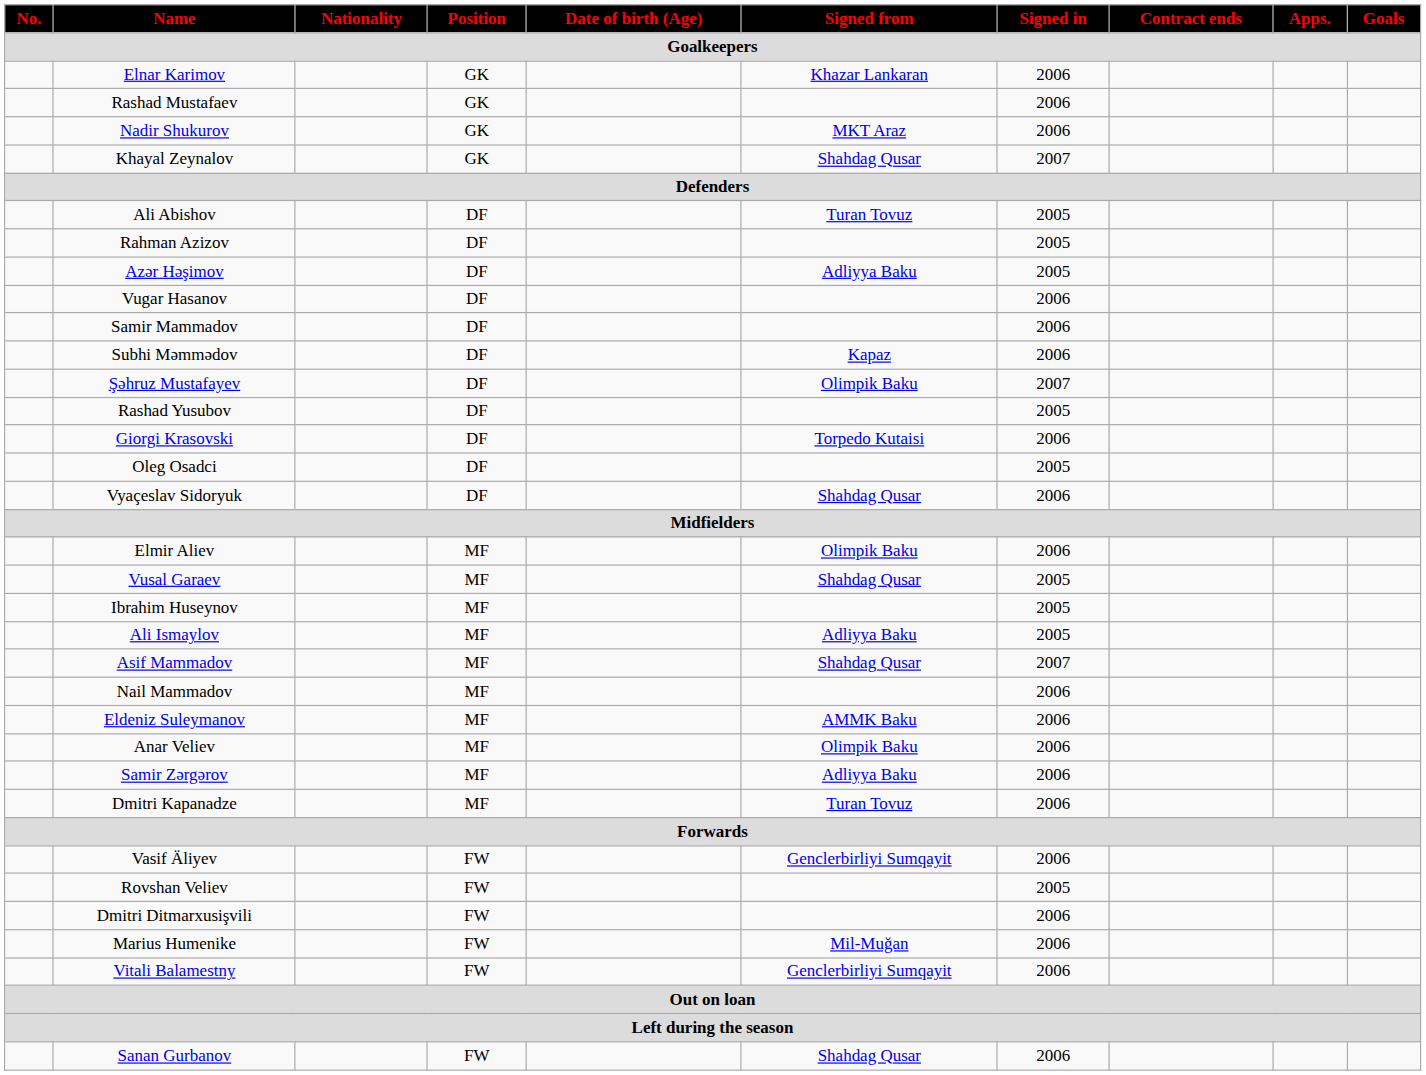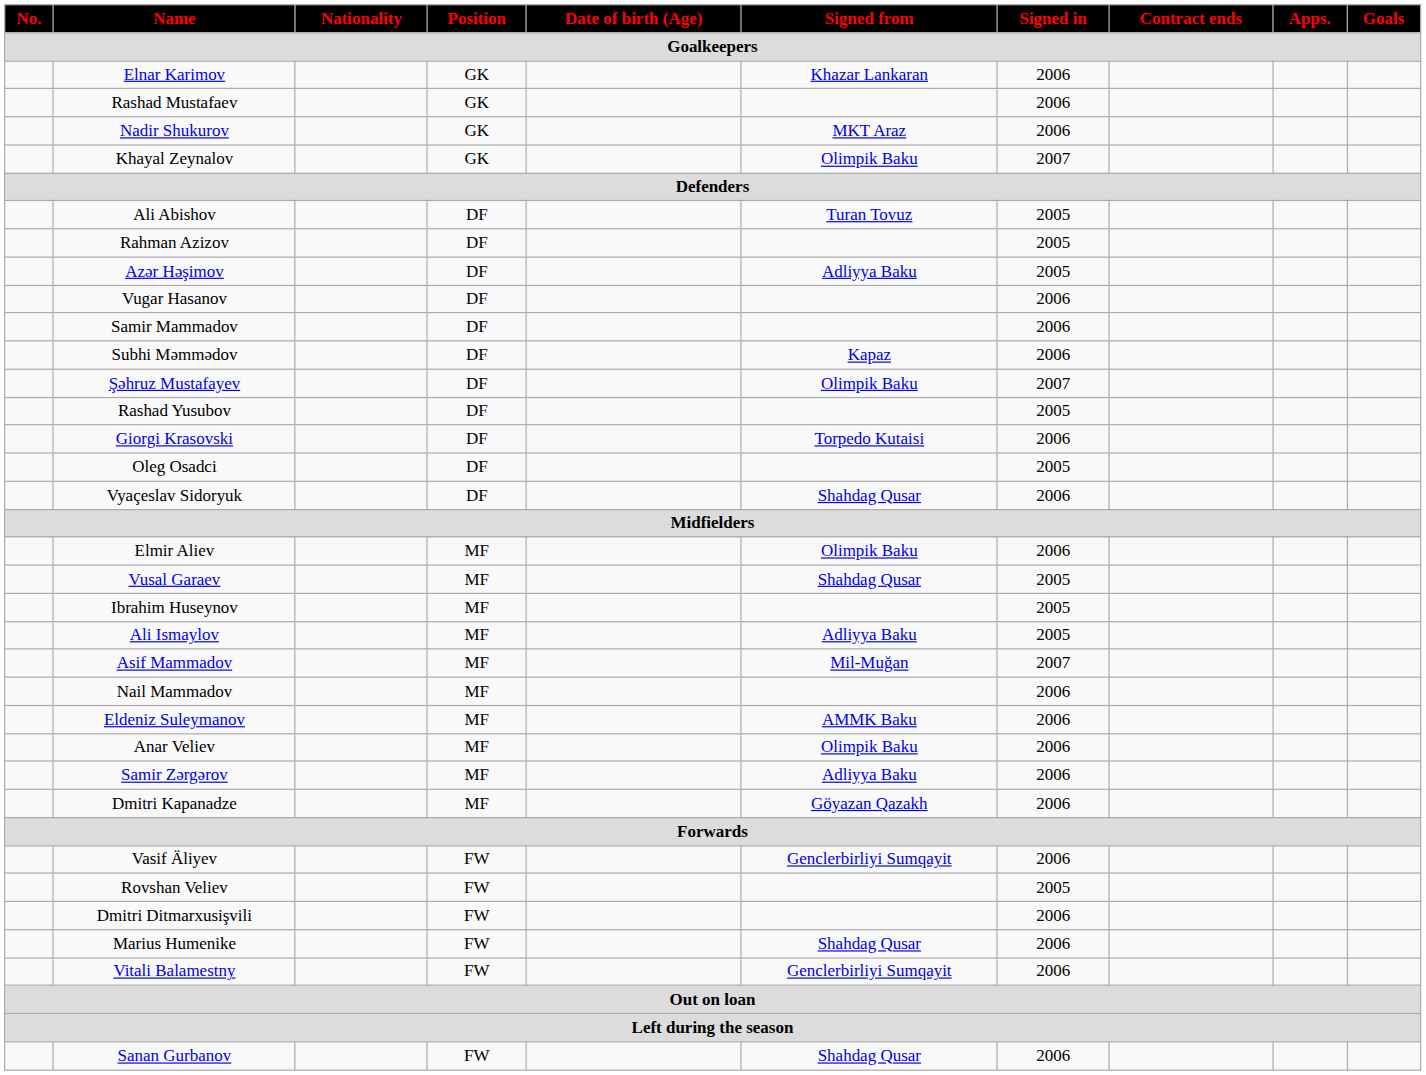(869, 159) Shahdag Qusar -> (869, 159) Olimpik Baku
(869, 663) Shahdag Qusar -> (869, 663) Mil-Muğan
(869, 803) Turan Tovuz -> (869, 803) Göyazan Qazakh
(869, 943) Mil-Muğan -> (869, 943) Shahdag Qusar
